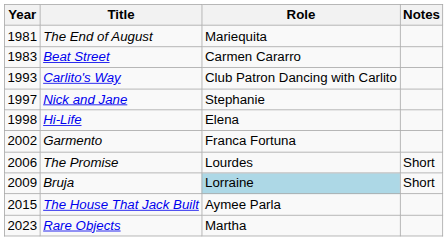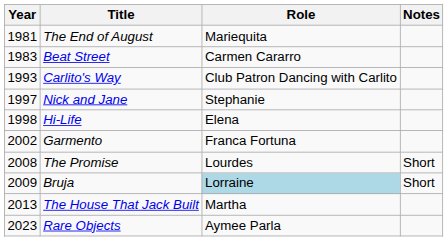(22, 162) 2006 -> (22, 162) 2008
(22, 204) 2015 -> (22, 204) 2013
(243, 204) Aymee Parla -> (226, 204) Martha
(226, 225) Martha -> (243, 225) Aymee Parla
